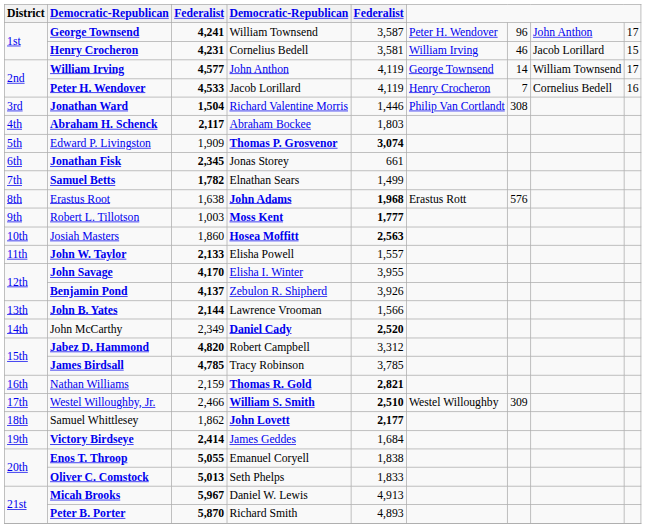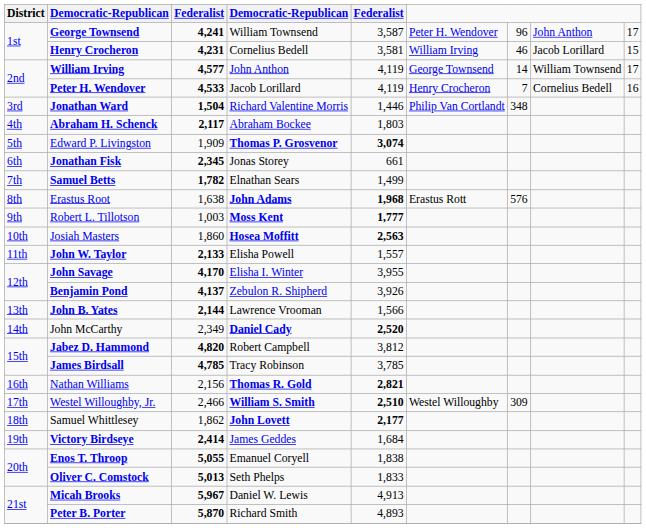(519, 106) 308 -> (519, 106) 348
(390, 347) 3,312 -> (390, 347) 3,812
(211, 384) 2,159 -> (211, 384) 2,156
